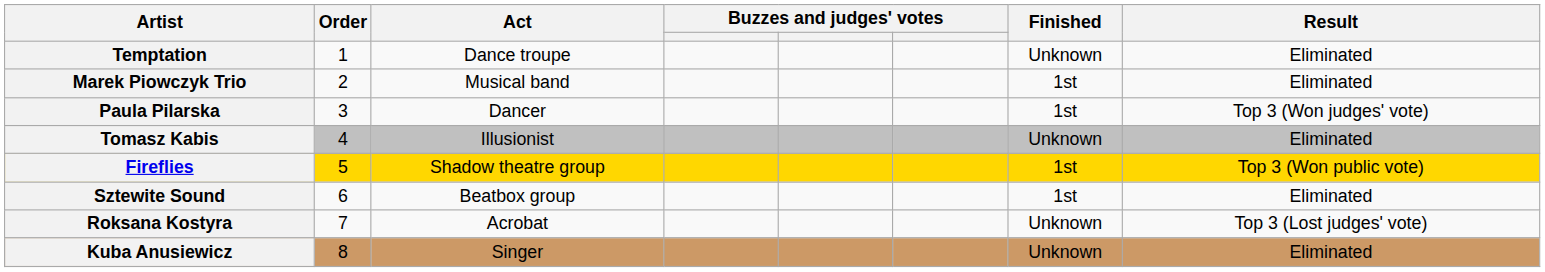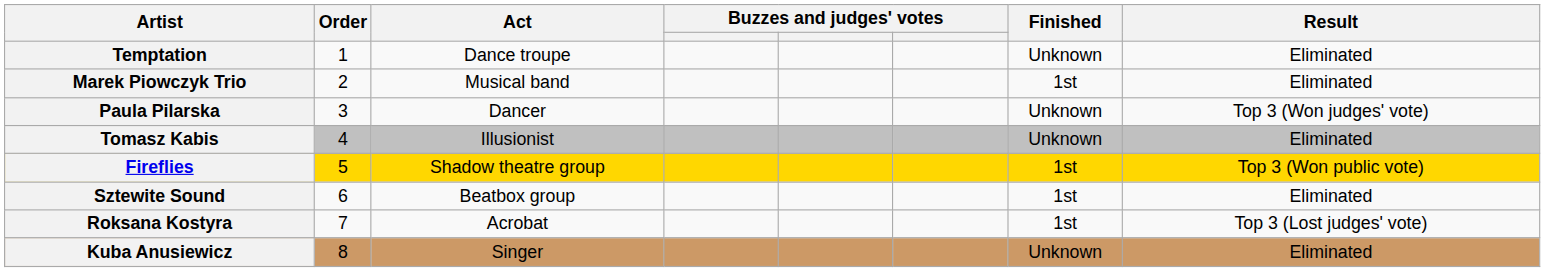(1065, 111) 1st -> (1065, 111) Unknown
(1065, 223) Unknown -> (1065, 223) 1st
